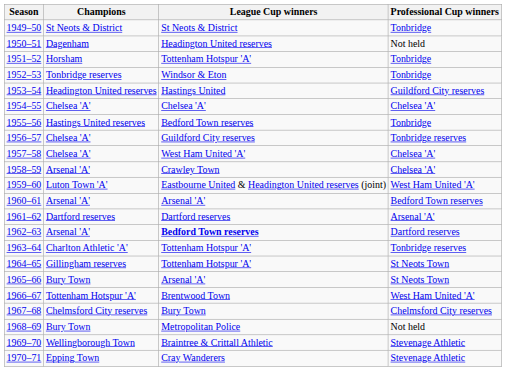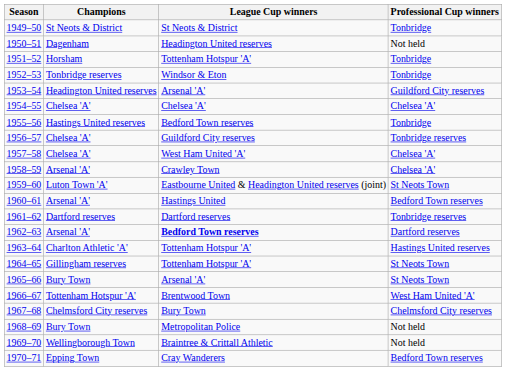(193, 91) Hastings United -> (183, 91) Arsenal 'A'
(433, 185) West Ham United 'A' -> (420, 185) St Neots Town
(183, 201) Arsenal 'A' -> (193, 201) Hastings United
(413, 216) Arsenal 'A' -> (428, 216) Tonbridge reserves
(428, 248) Tonbridge reserves -> (440, 248) Hastings United reserves
(428, 342) Stevenage Athletic -> (408, 342) Not held
(428, 358) Stevenage Athletic -> (437, 358) Bedford Town reserves
